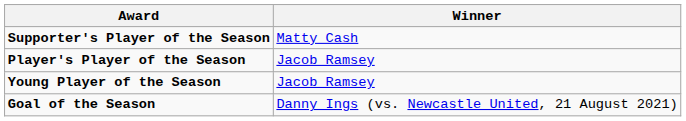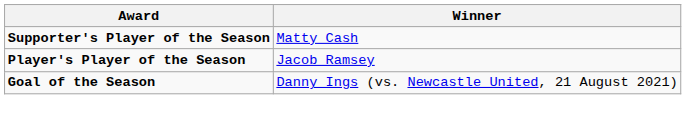- row: (114, 82)
